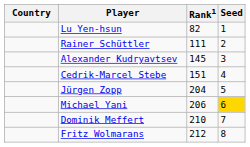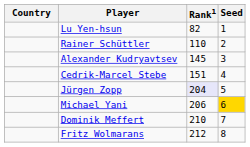(198, 44) 111 -> (198, 44) 110
(198, 89) no background -> (198, 89) lavender background
